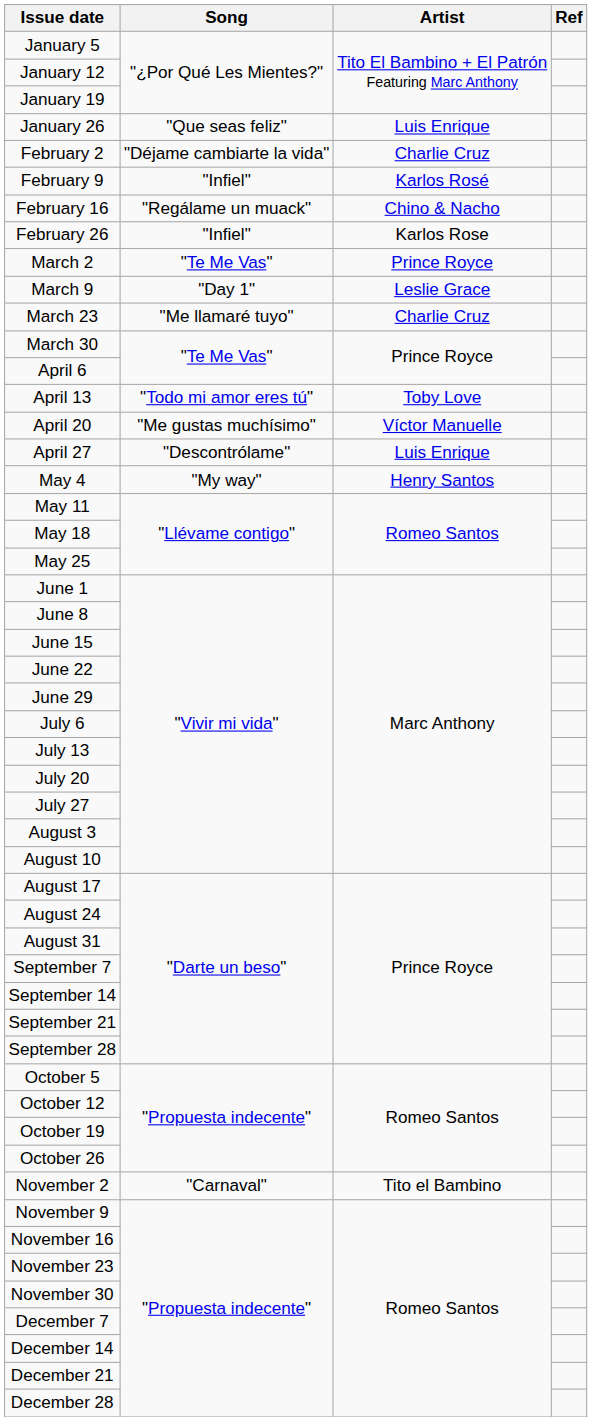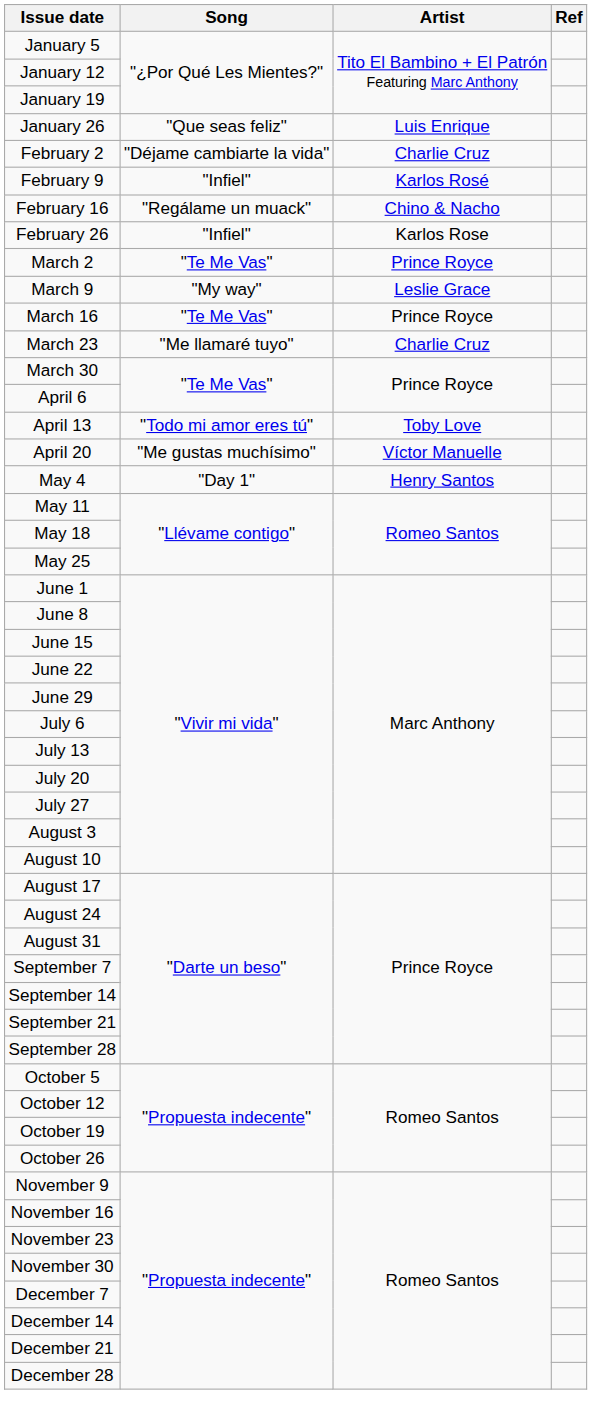(227, 289) "Day 1" -> (227, 289) "My way"
+ row: (62, 316)
- row: (62, 452)
(227, 479) "My way" -> (227, 479) "Day 1"
- row: (62, 1185)
